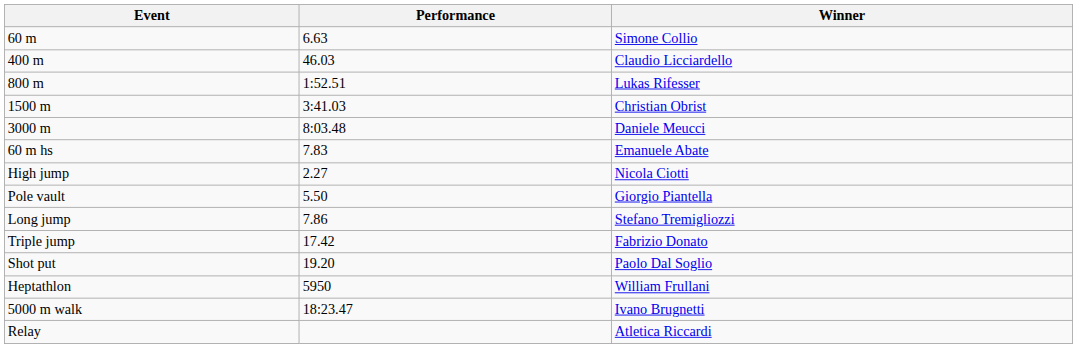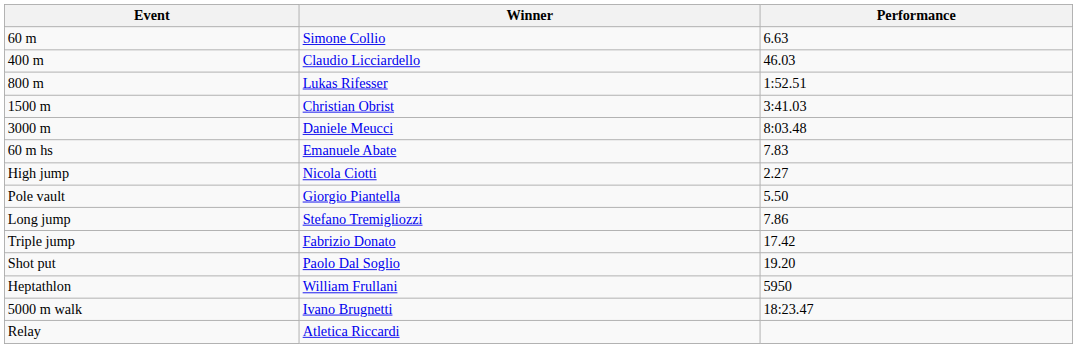columns swapped: (842, 15) <-> (455, 15)
